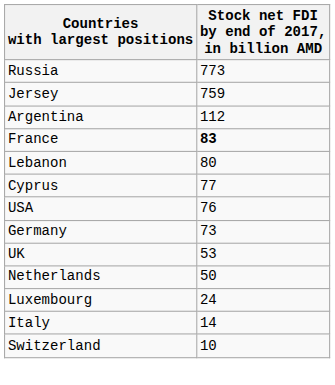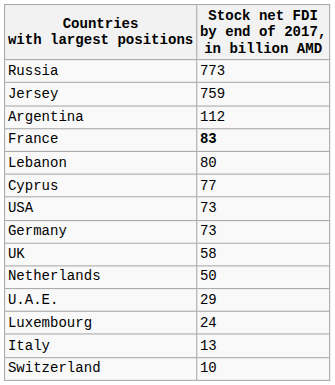(208, 209) 76 -> (208, 209) 73
(208, 254) 53 -> (208, 254) 58
+ row: (33, 300)
(208, 323) 14 -> (208, 346) 13
